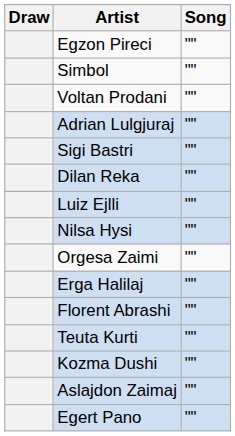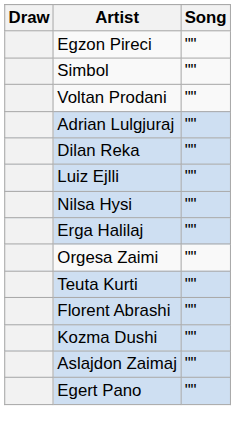- row: (95, 151)
rows swapped: (108, 257) <-> (100, 284)
rows swapped: (114, 310) <-> (98, 337)
